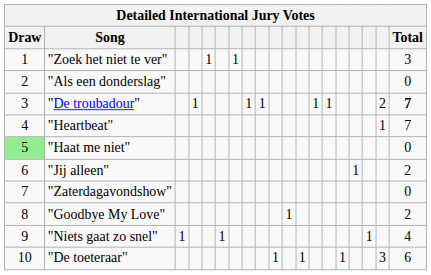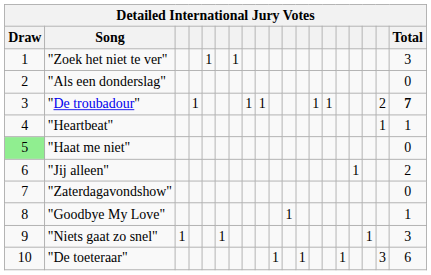(408, 125) 7 -> (408, 125) 1
(408, 214) 2 -> (408, 214) 1
(408, 236) 4 -> (408, 236) 3
